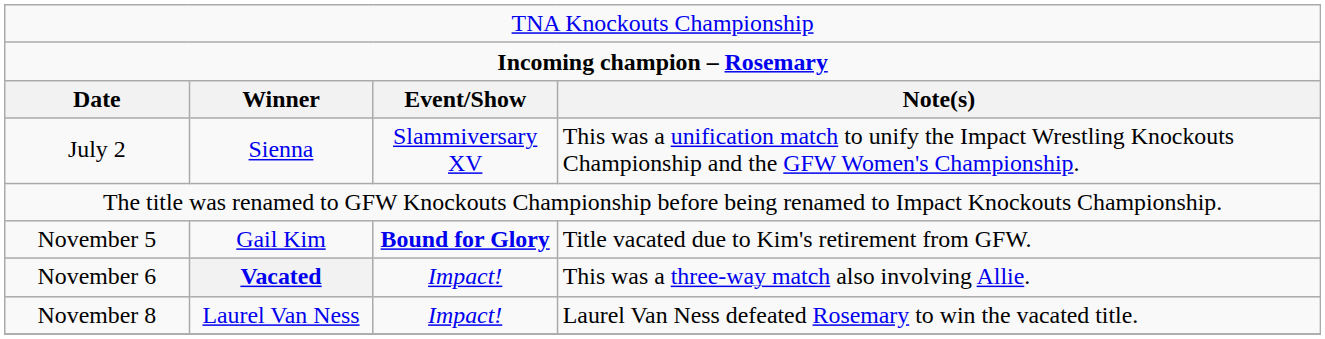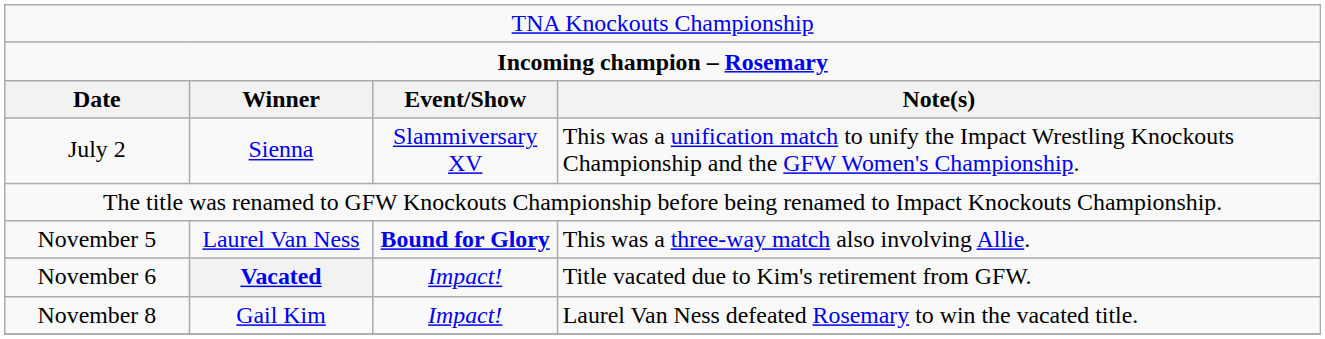(281, 239) Gail Kim -> (281, 239) Laurel Van Ness
(797, 239) Title vacated due to Kim's retirement from GFW. -> (797, 239) This was a three-way match also involving Allie.
(797, 277) This was a three-way match also involving Allie. -> (797, 277) Title vacated due to Kim's retirement from GFW.
(281, 314) Laurel Van Ness -> (281, 314) Gail Kim
